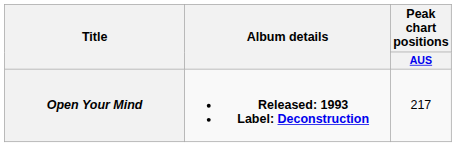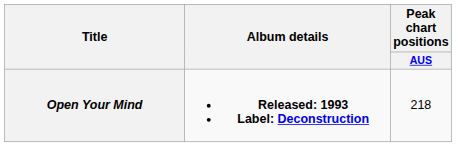(421, 105) 217 -> (421, 105) 218
